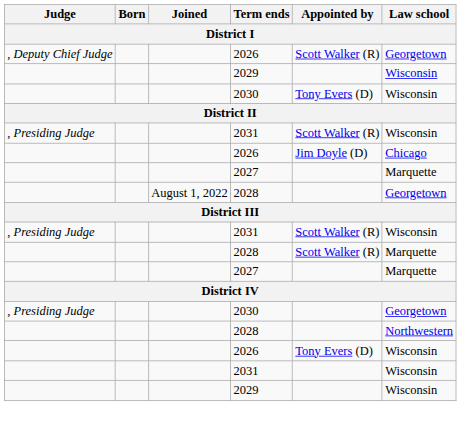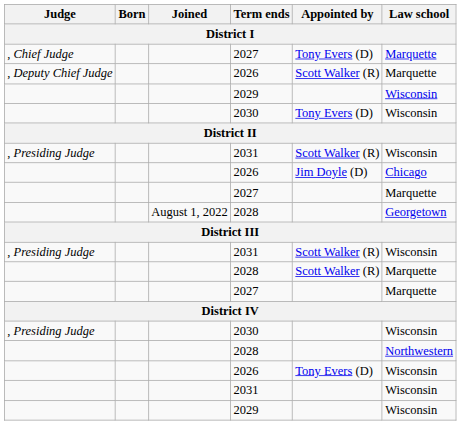+ row: (40, 53)
(416, 53) Georgetown -> (411, 73) Marquette
(416, 311) Georgetown -> (411, 331) Wisconsin
